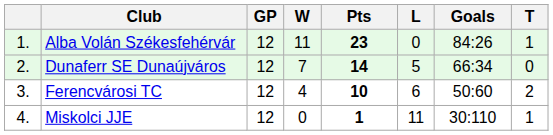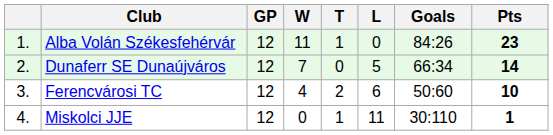columns swapped: (530, 17) <-> (359, 17)
